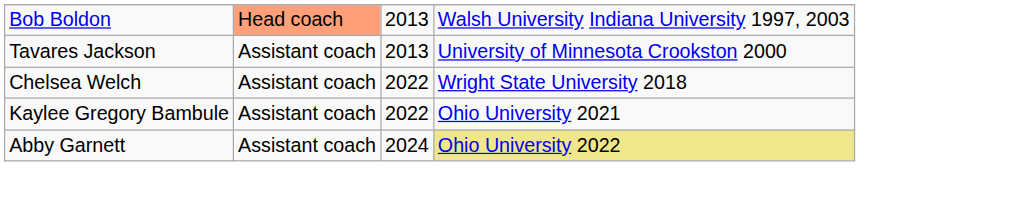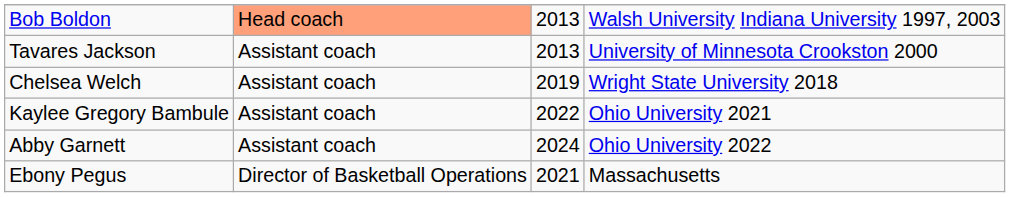(407, 82) 2022 -> (558, 82) 2019
(529, 144) khaki background -> (680, 144) no background
+ row: (68, 176)
